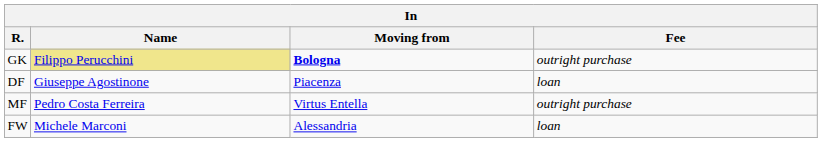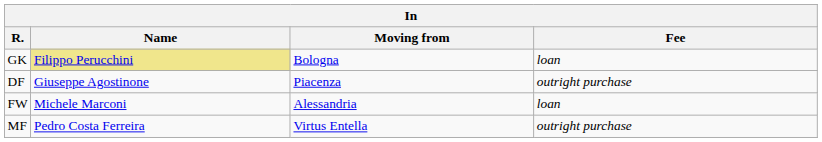(317, 60) bold -> (316, 60) normal
(584, 60) outright purchase -> (549, 60) loan
(549, 82) loan -> (584, 82) outright purchase
rows swapped: (17, 104) <-> (18, 126)
